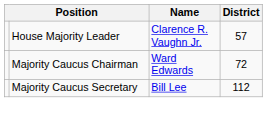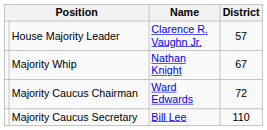+ row: (44, 65)
(241, 88) 112 -> (241, 117) 110
